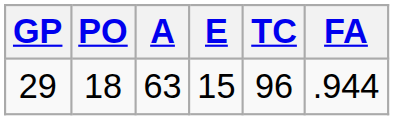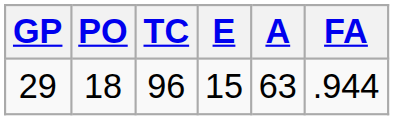columns swapped: (163, 31) <-> (274, 31)
